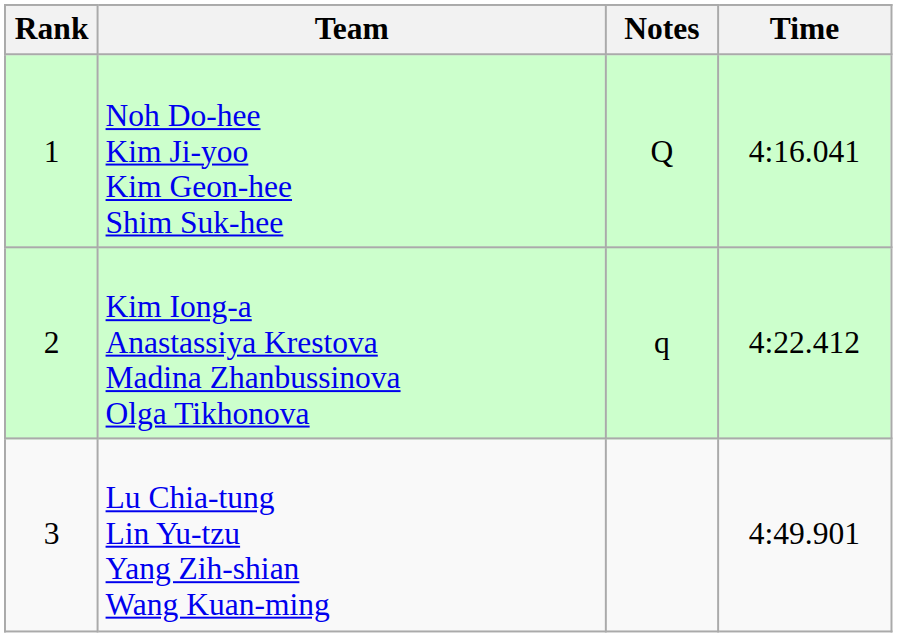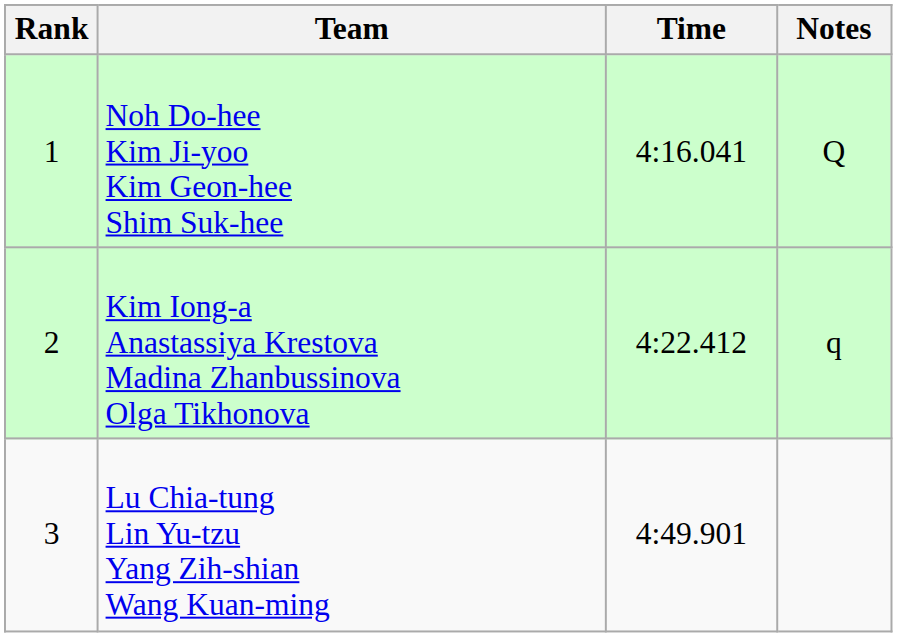columns swapped: (804, 29) <-> (662, 29)
